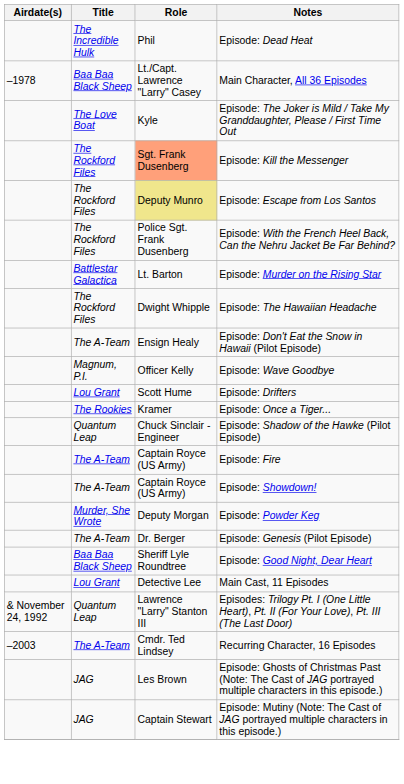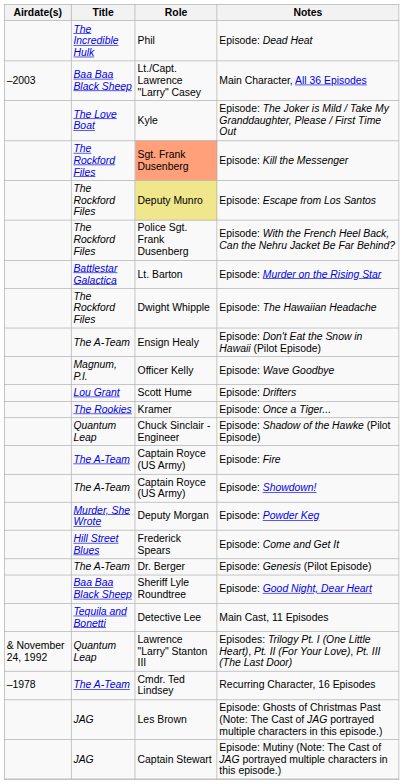(21, 80) –1978 -> (21, 80) –2003
+ row: (279, 544)
(97, 583) Lou Grant -> (100, 617) Tequila and Bonetti
(21, 645) –2003 -> (21, 685) –1978
